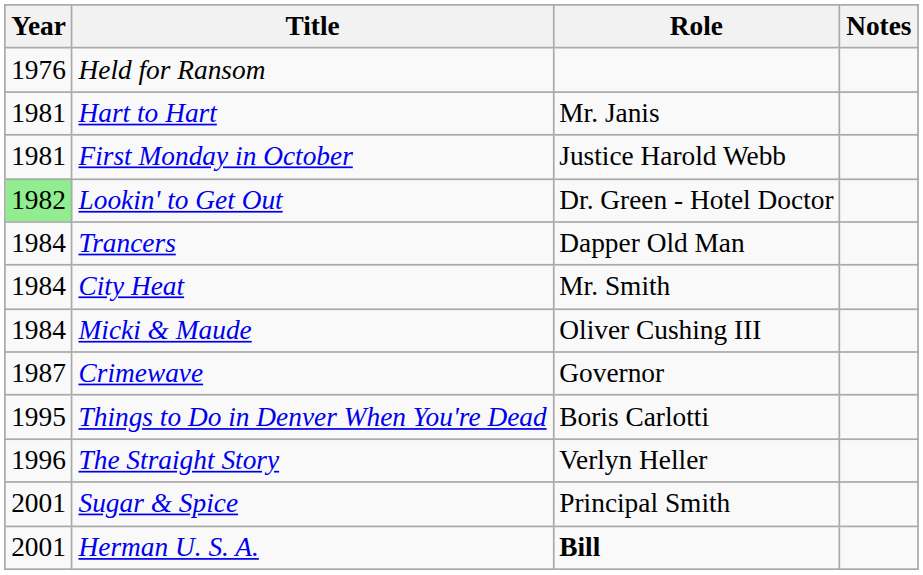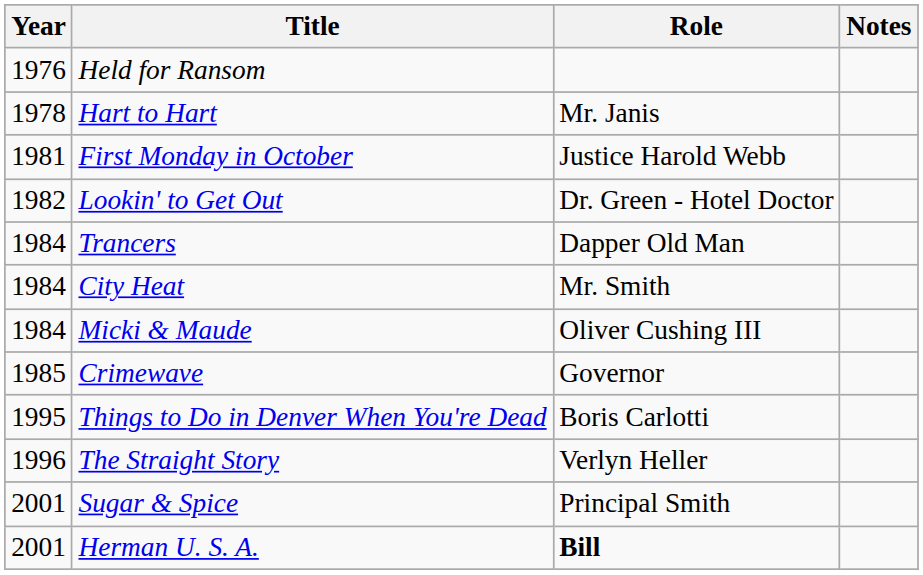(39, 112) 1981 -> (39, 112) 1978
(39, 199) lightgreen background -> (39, 199) no background
(39, 373) 1987 -> (39, 373) 1985
